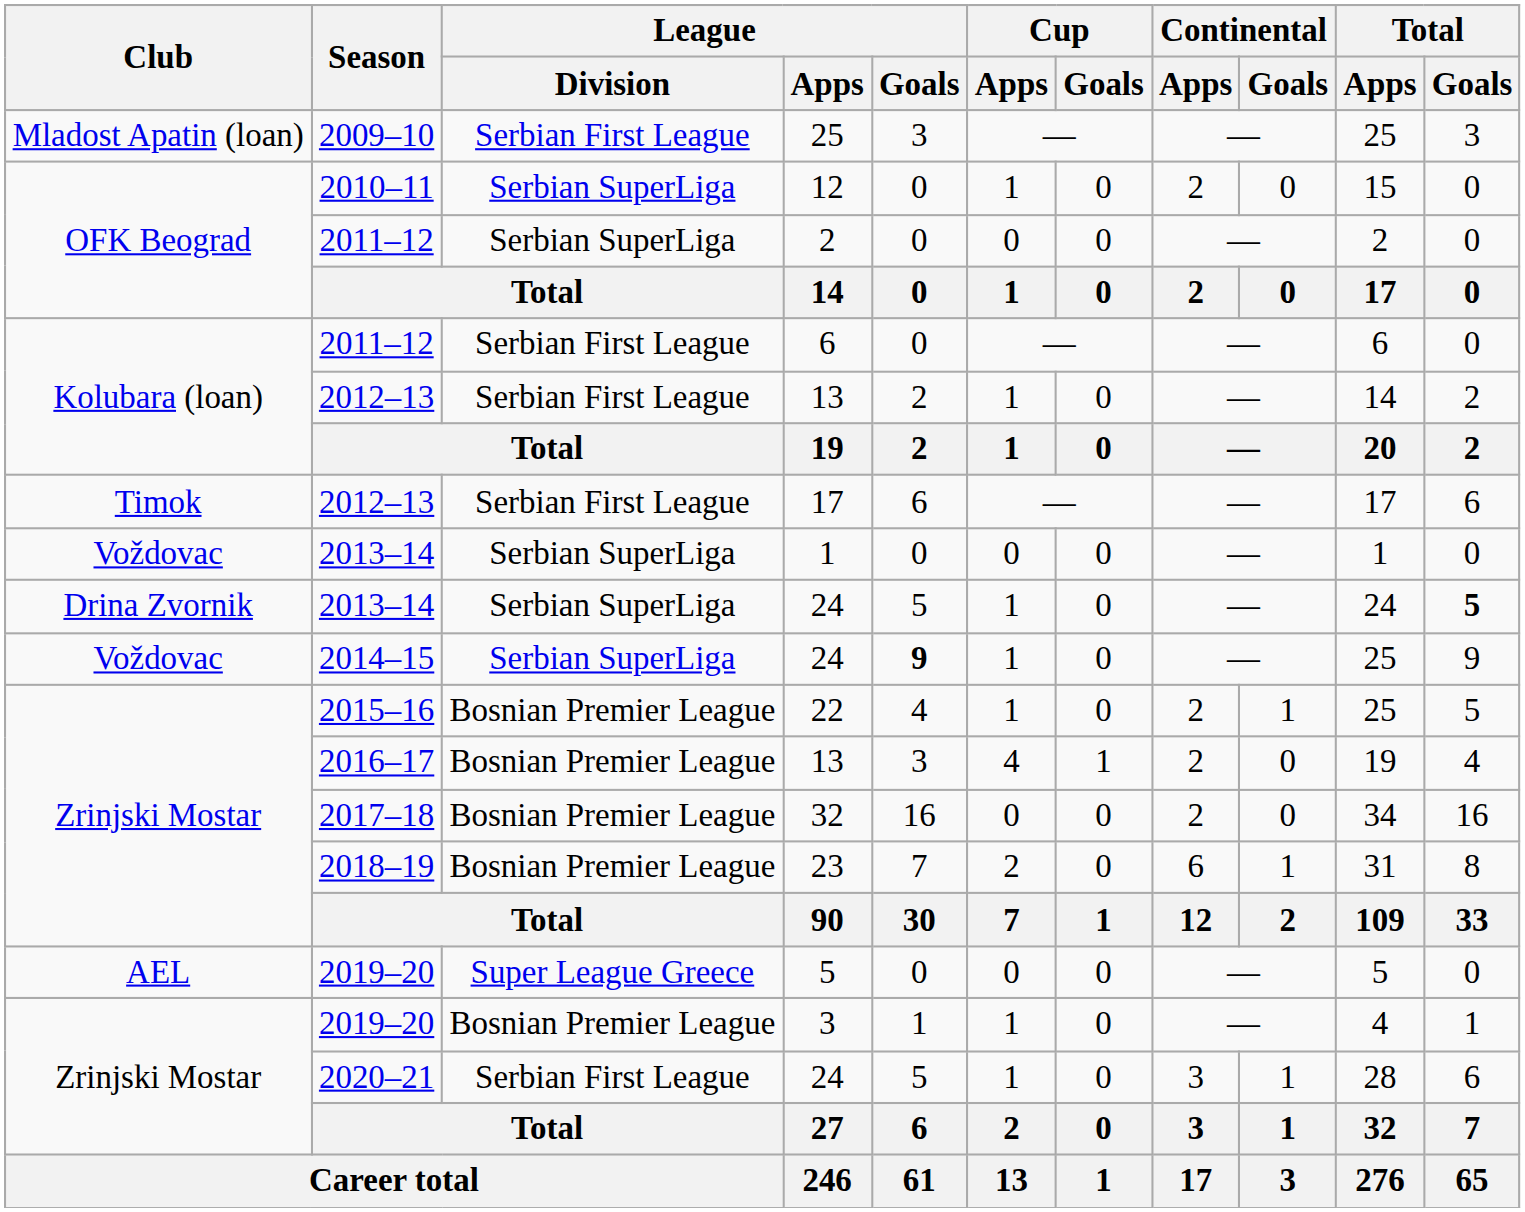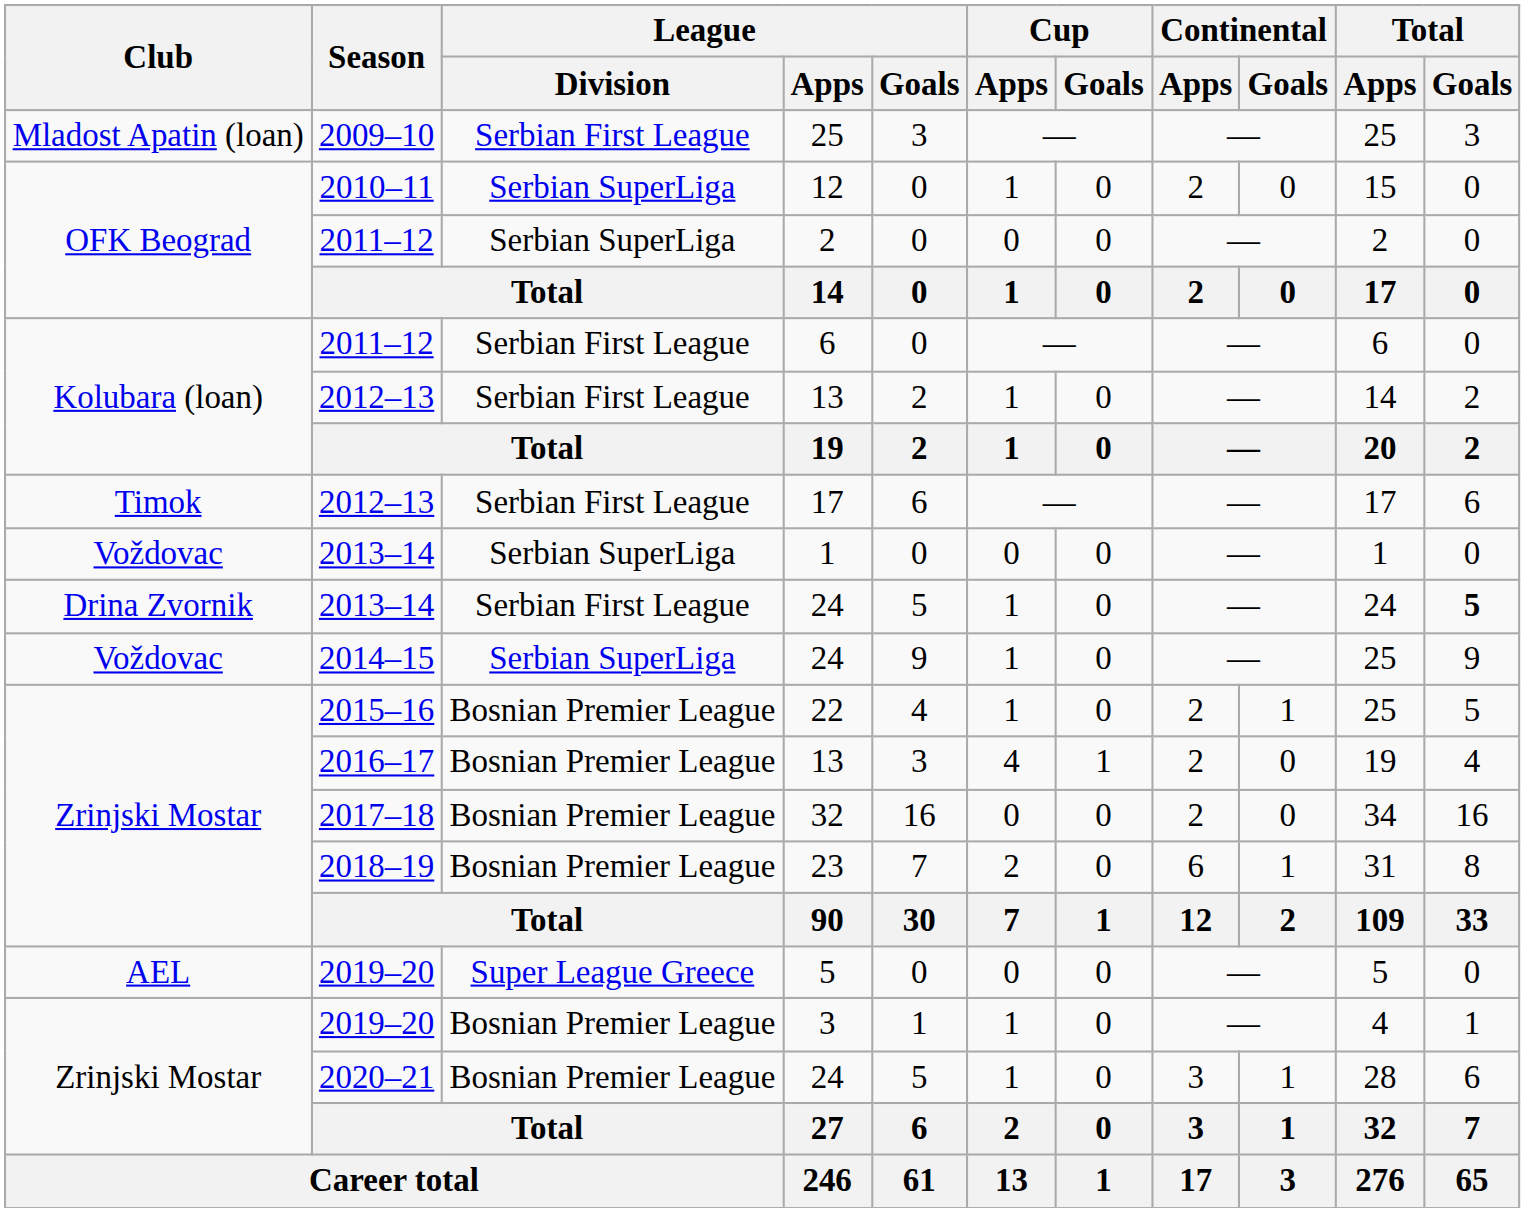(612, 605) Serbian SuperLiga -> (612, 605) Serbian First League
(919, 657) bold -> (919, 657) normal
(612, 1076) Serbian First League -> (612, 1076) Bosnian Premier League
